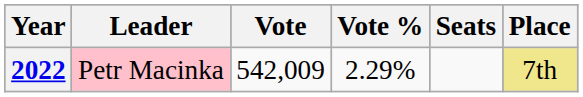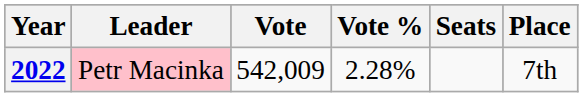(380, 69) 2.29% -> (380, 69) 2.28%
(540, 69) khaki background -> (540, 69) no background
